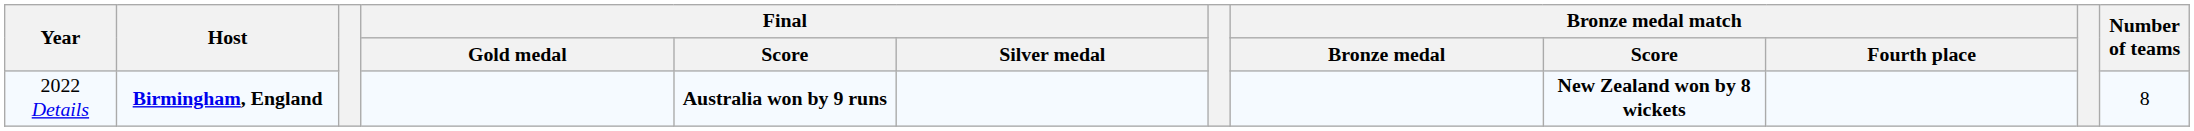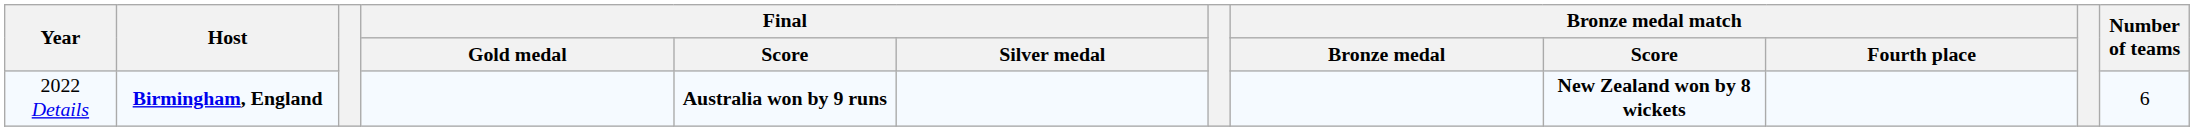(2145, 98) 8 -> (2145, 98) 6
